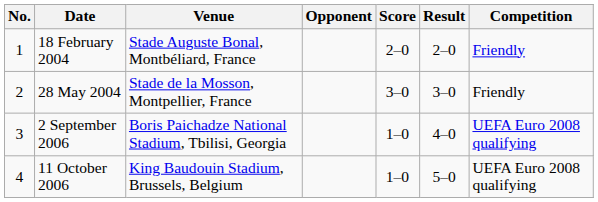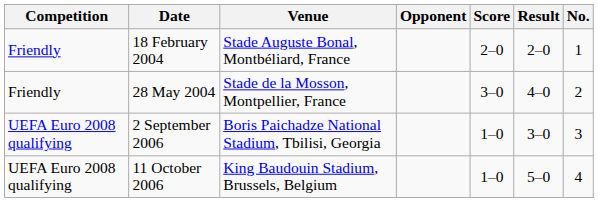columns swapped: (19, 16) <-> (531, 16)
(444, 92) 3–0 -> (539, 92) 4–0
(444, 134) 4–0 -> (539, 134) 3–0
